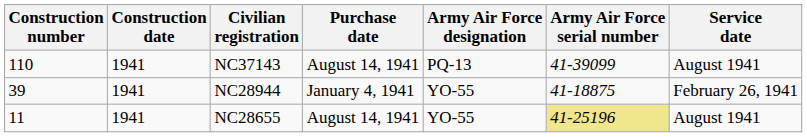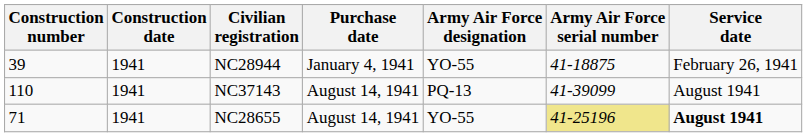rows swapped: (247, 90) <-> (247, 63)
(17, 117) 11 -> (17, 117) 71
(717, 117) normal -> (718, 117) bold
